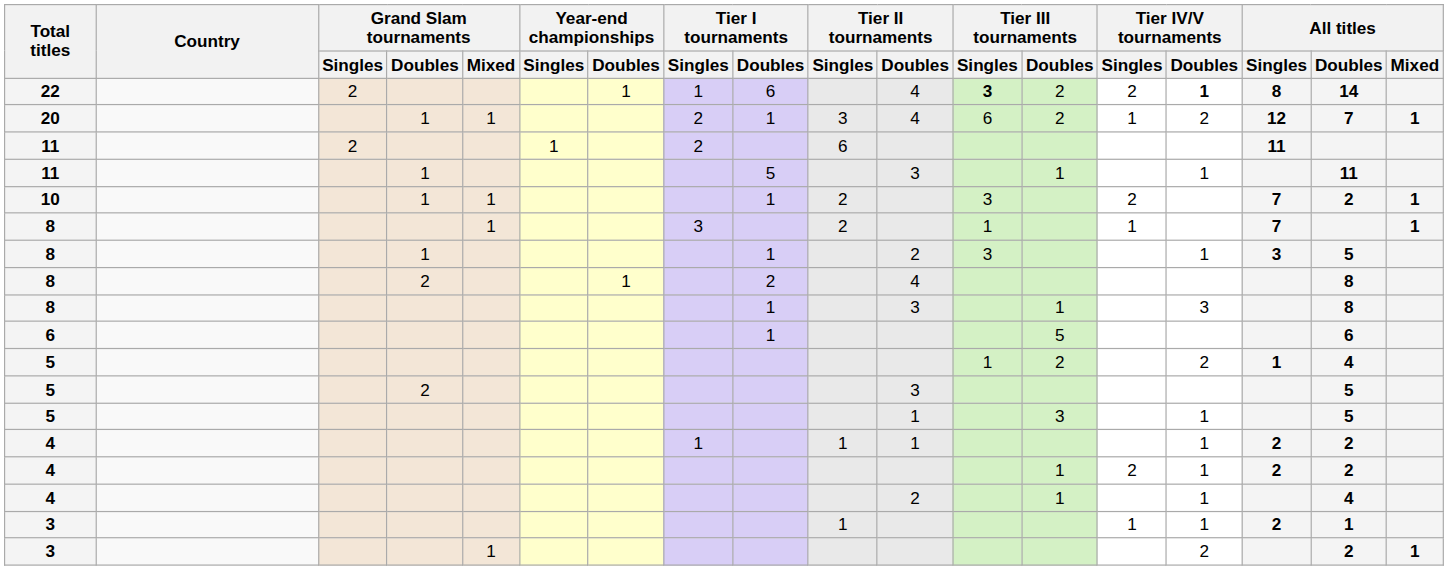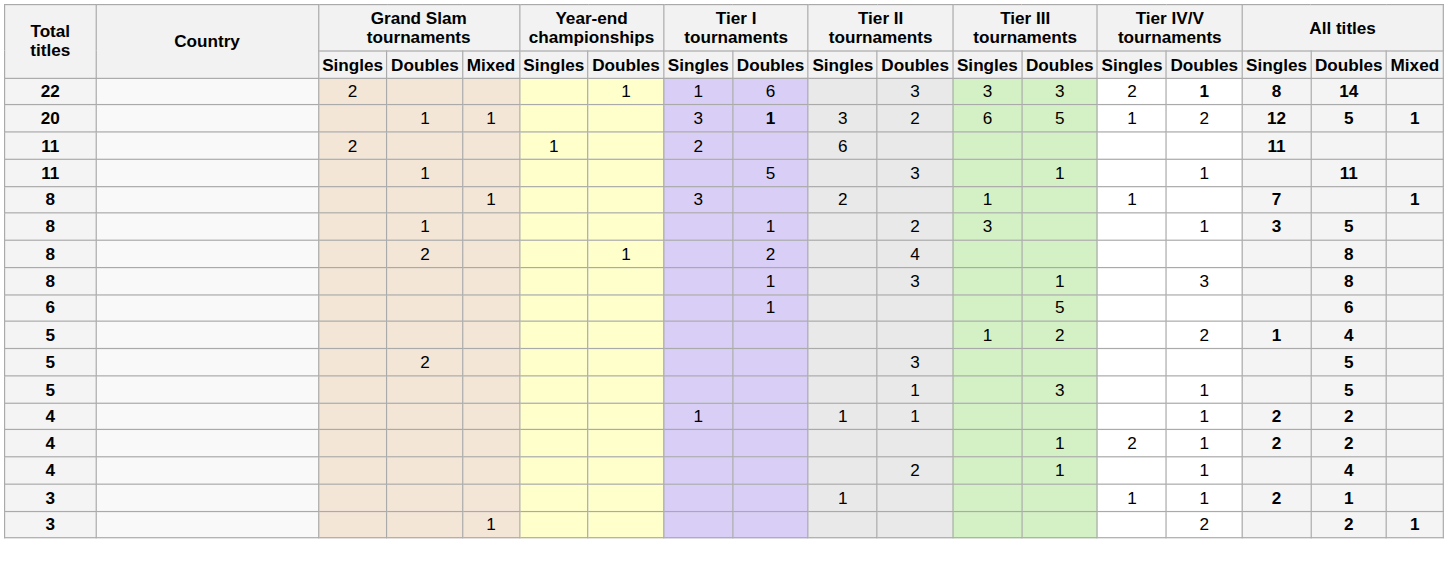(915, 92) 4 -> (915, 92) 3
(987, 92) bold -> (987, 92) normal
(1060, 92) 2 -> (1060, 92) 3
(698, 119) 2 -> (698, 119) 3
(771, 119) normal -> (771, 119) bold
(915, 119) 4 -> (915, 119) 2
(1060, 119) 2 -> (1060, 119) 5
(1349, 119) 7 -> (1349, 119) 5
- row: (50, 200)
